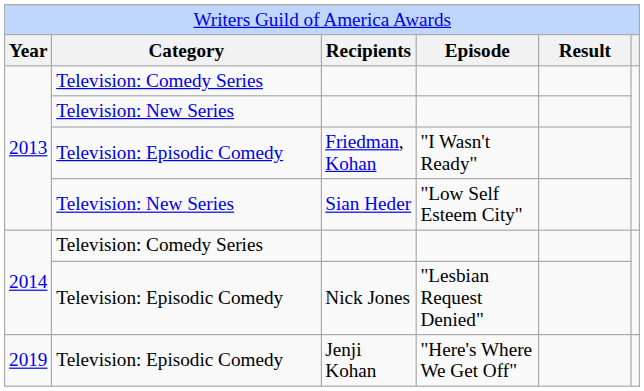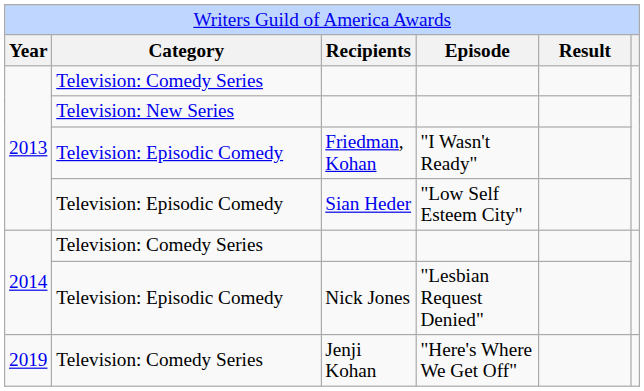(145, 204) Television: New Series -> (170, 204) Television: Episodic Comedy
(170, 360) Television: Episodic Comedy -> (160, 360) Television: Comedy Series
